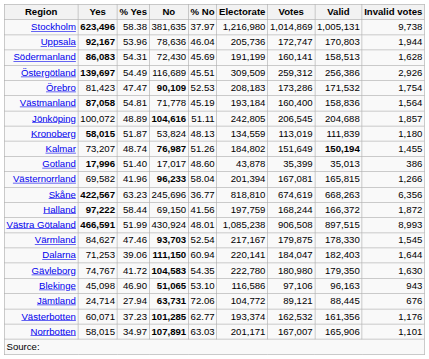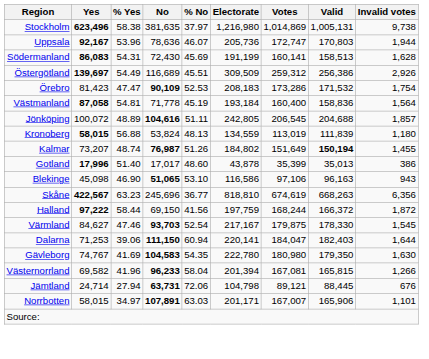(203, 42) 46.04 -> (196, 42) 46.07
(135, 133) 51.87 -> (129, 133) 56.88
rows swapped: (57, 286) <-> (44, 179)
- row: (41, 225)
(135, 270) 41.72 -> (129, 255) 41.69
(248, 301) 104,772 -> (242, 286) 104,798
- row: (49, 316)
